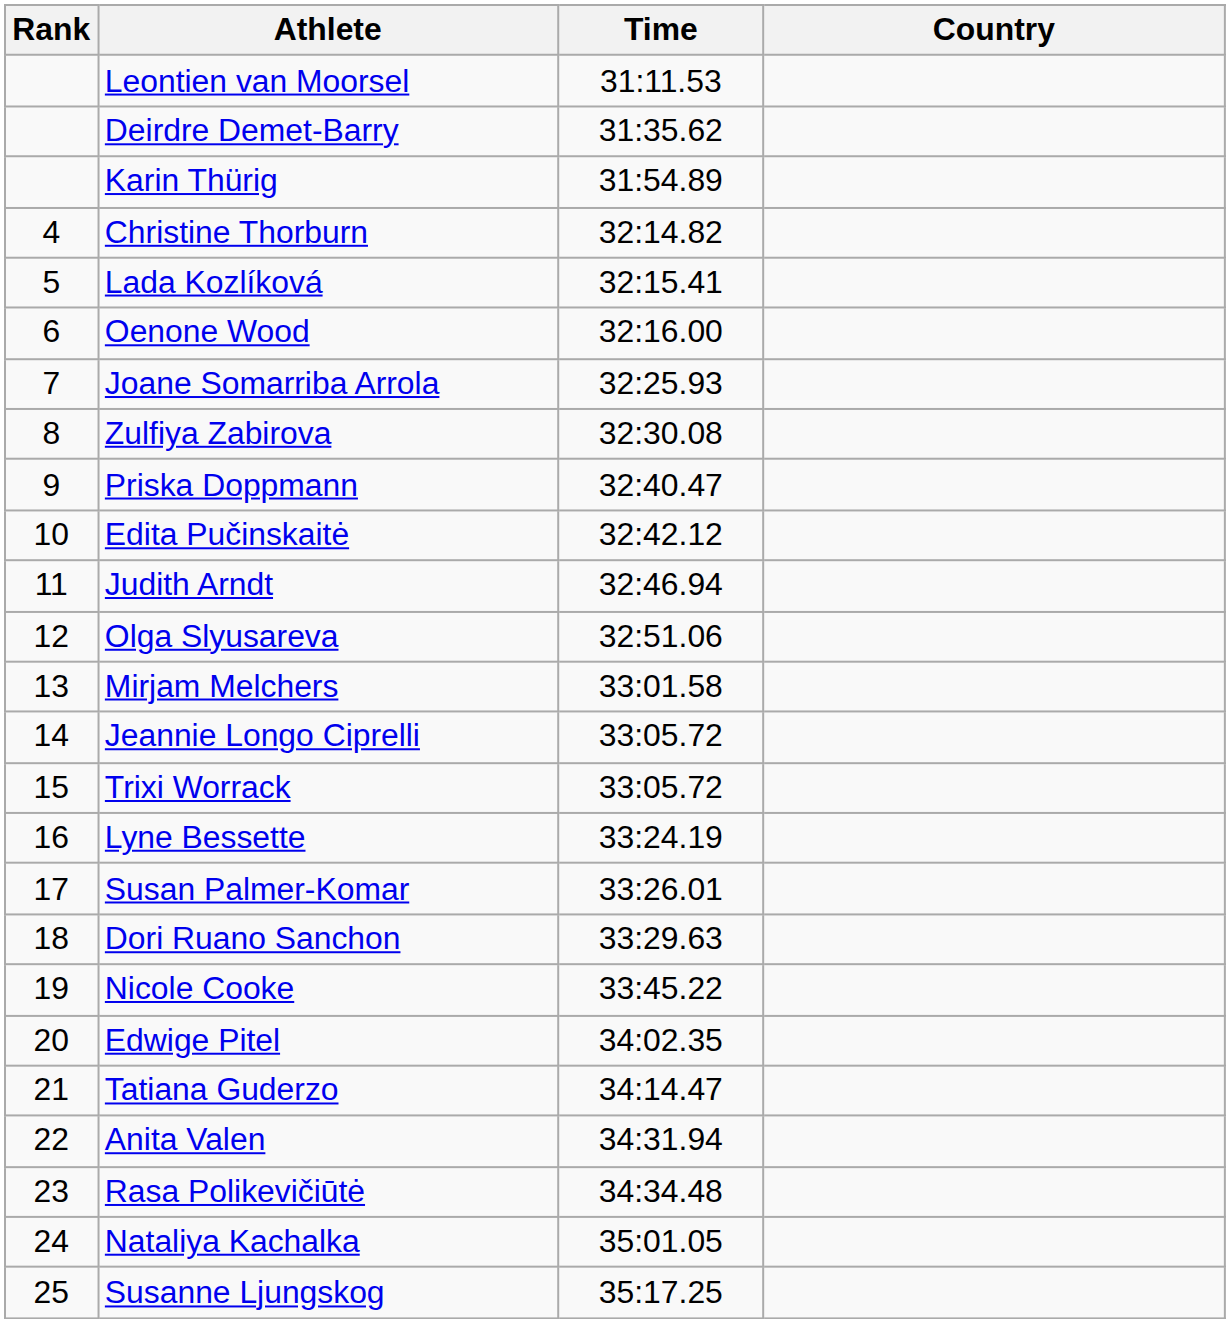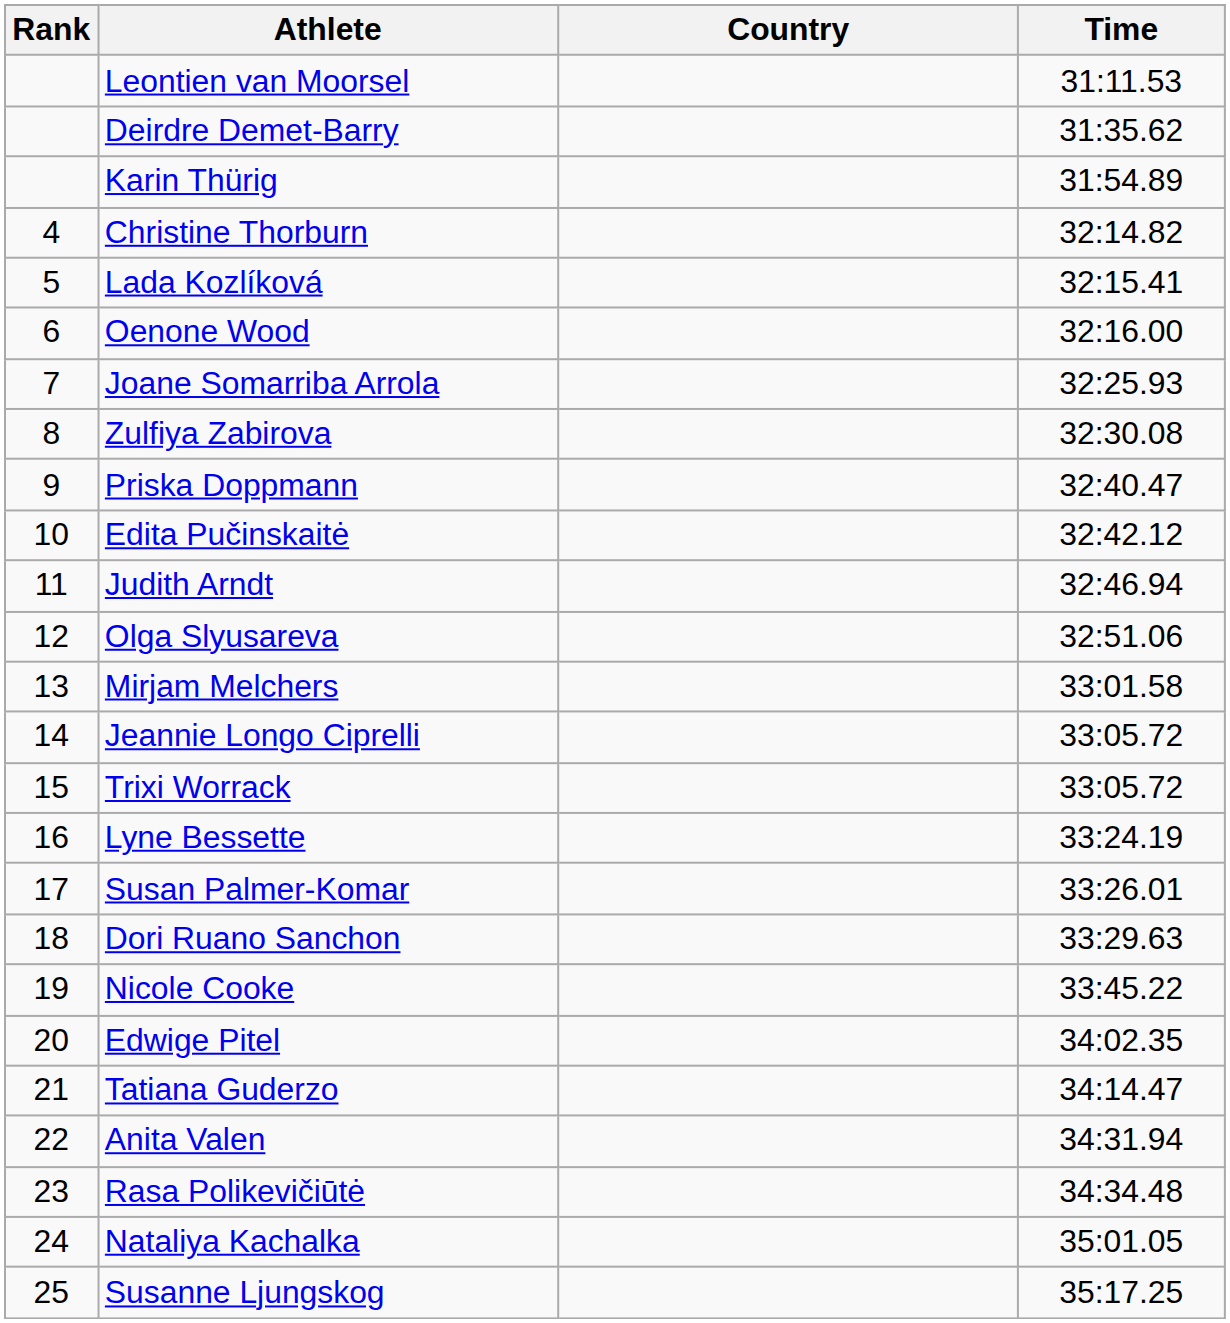columns swapped: (994, 29) <-> (661, 29)
